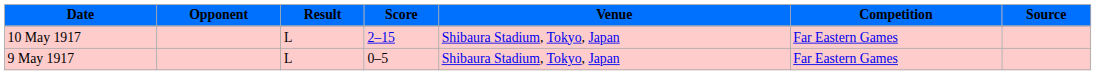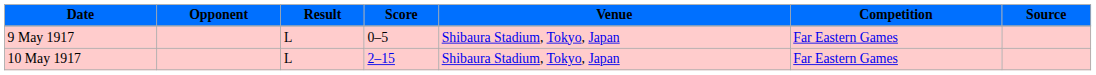rows swapped: (41, 59) <-> (44, 37)
